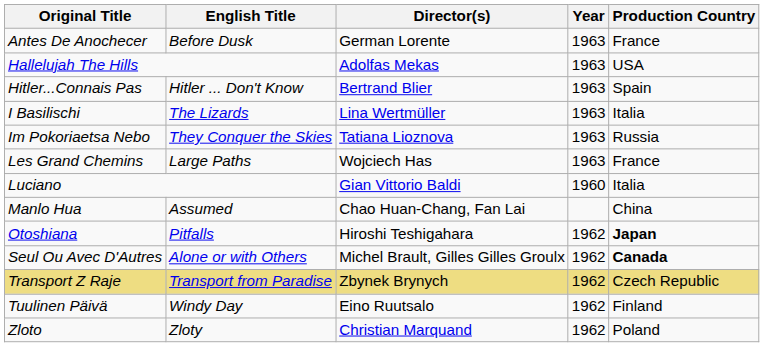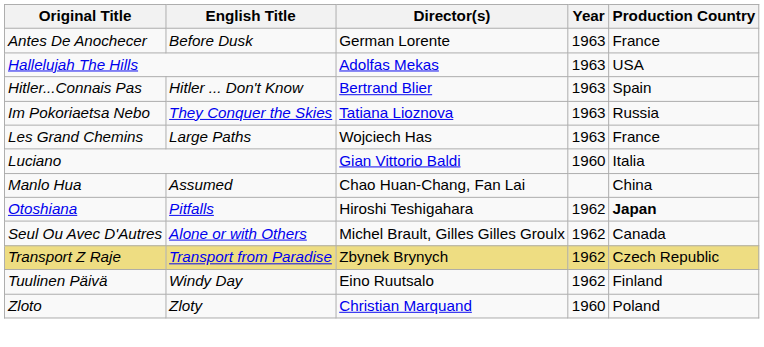- row: (44, 112)
(640, 257) bold -> (639, 233) normal
(589, 329) 1962 -> (589, 305) 1960
